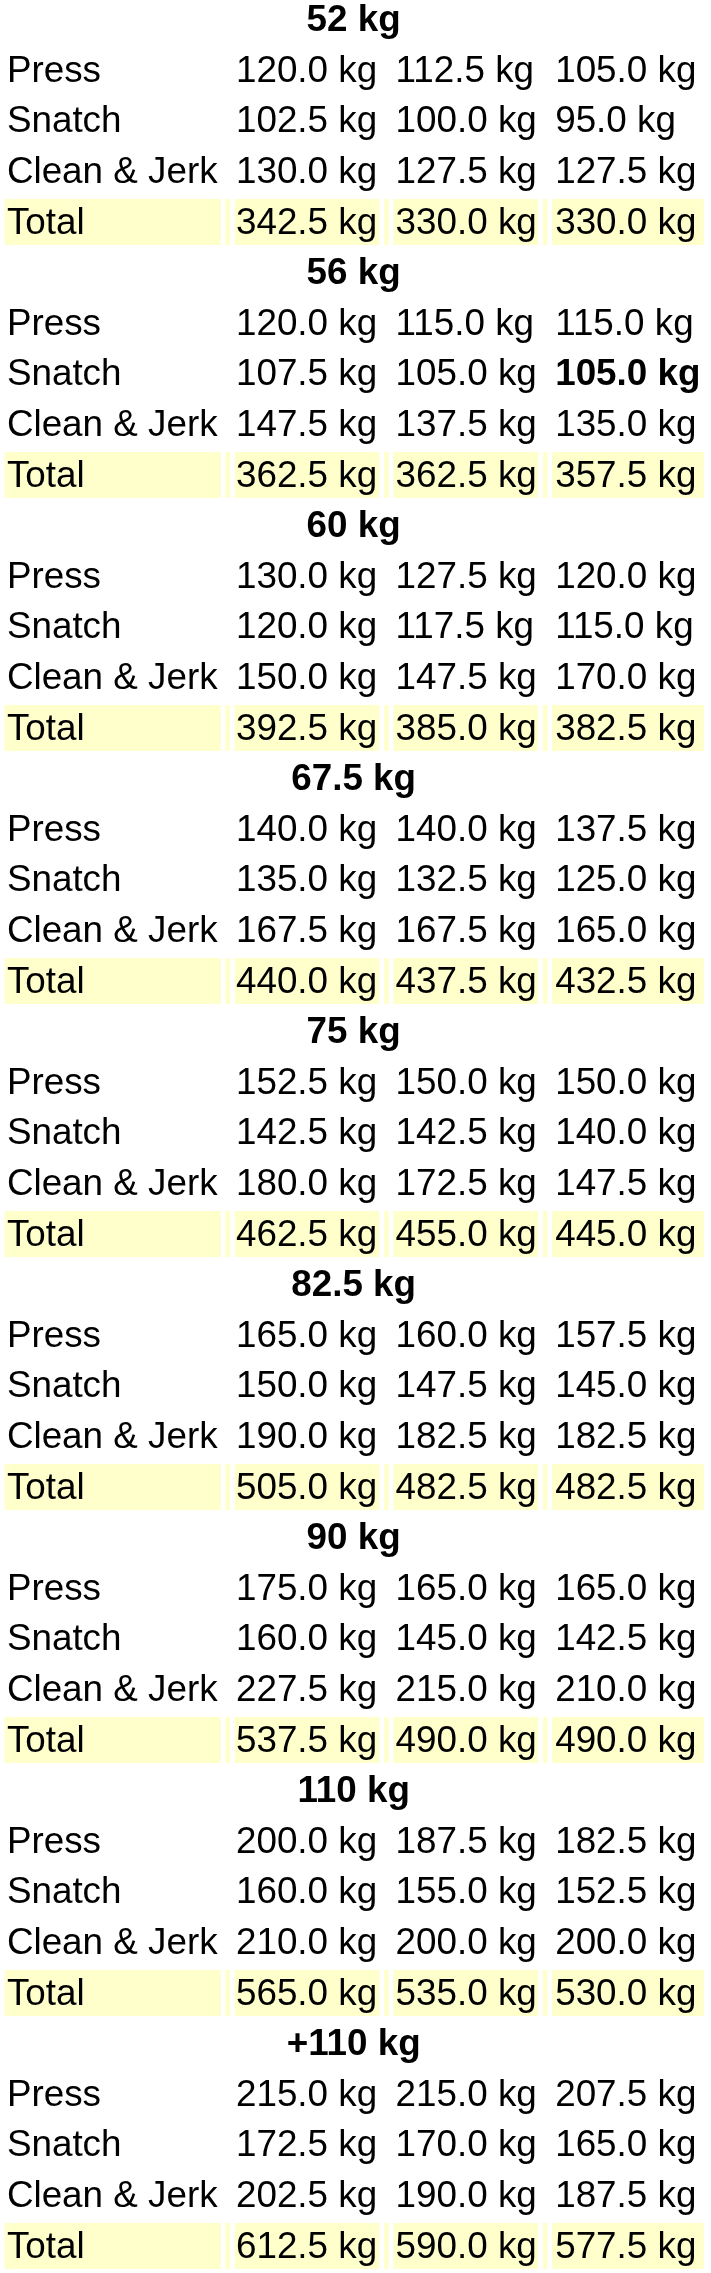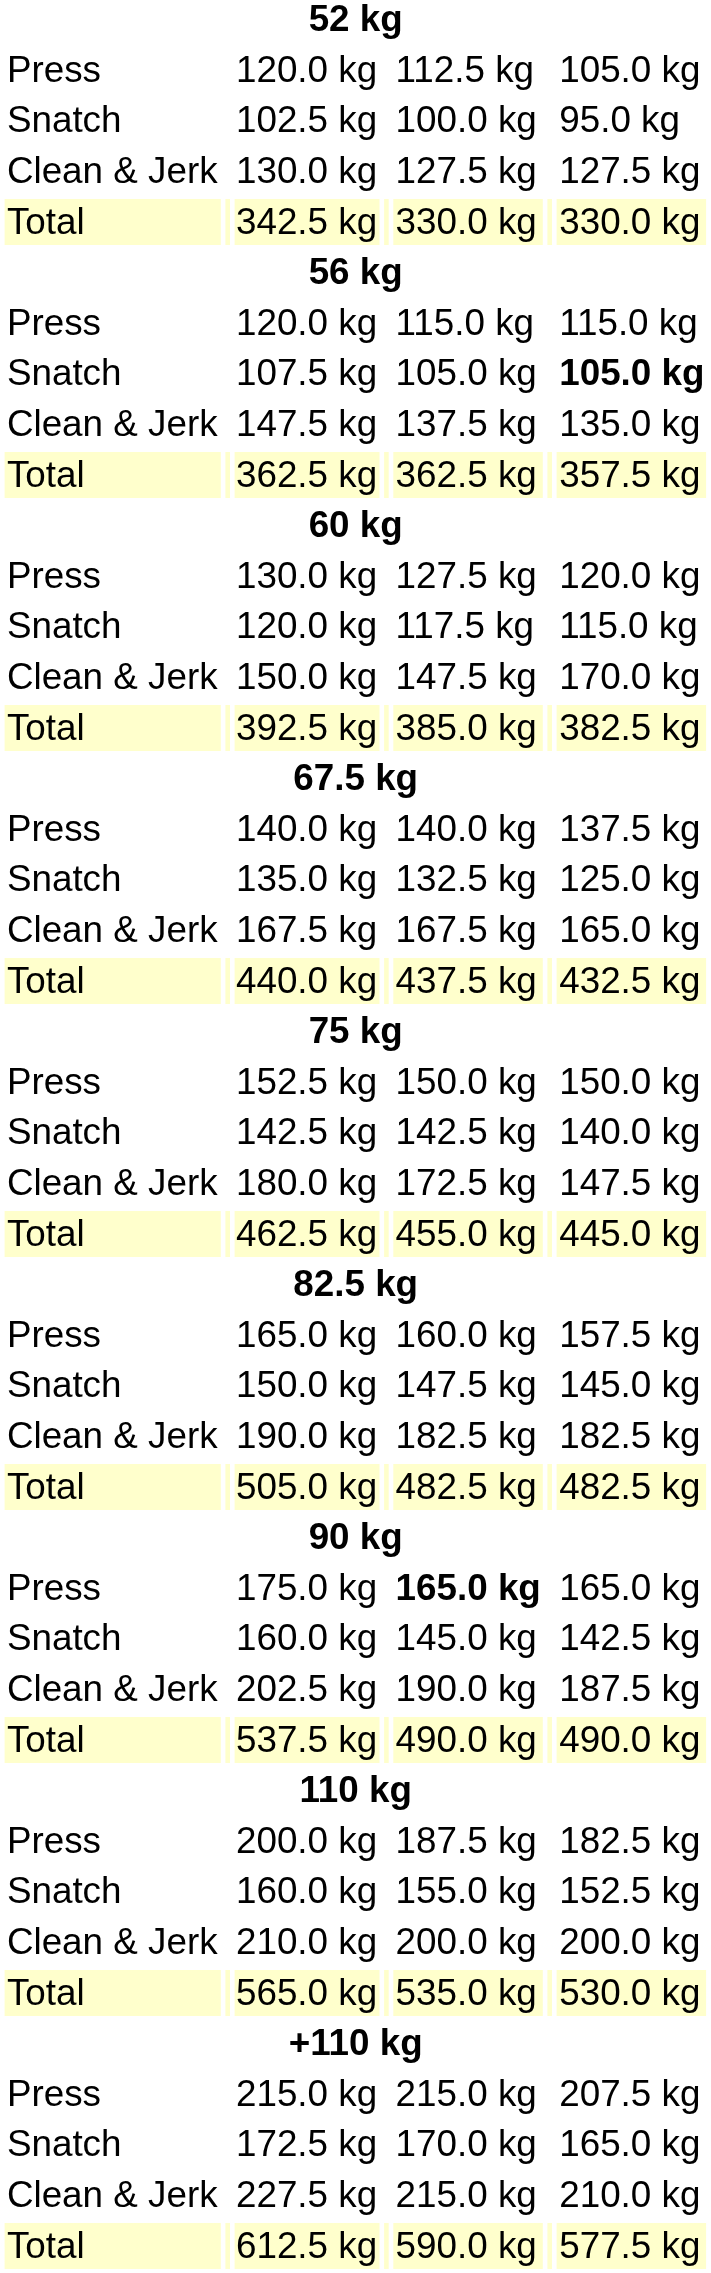(466, 1587) normal -> (468, 1587) bold
rows swapped: (112, 2194) <-> (112, 1688)
